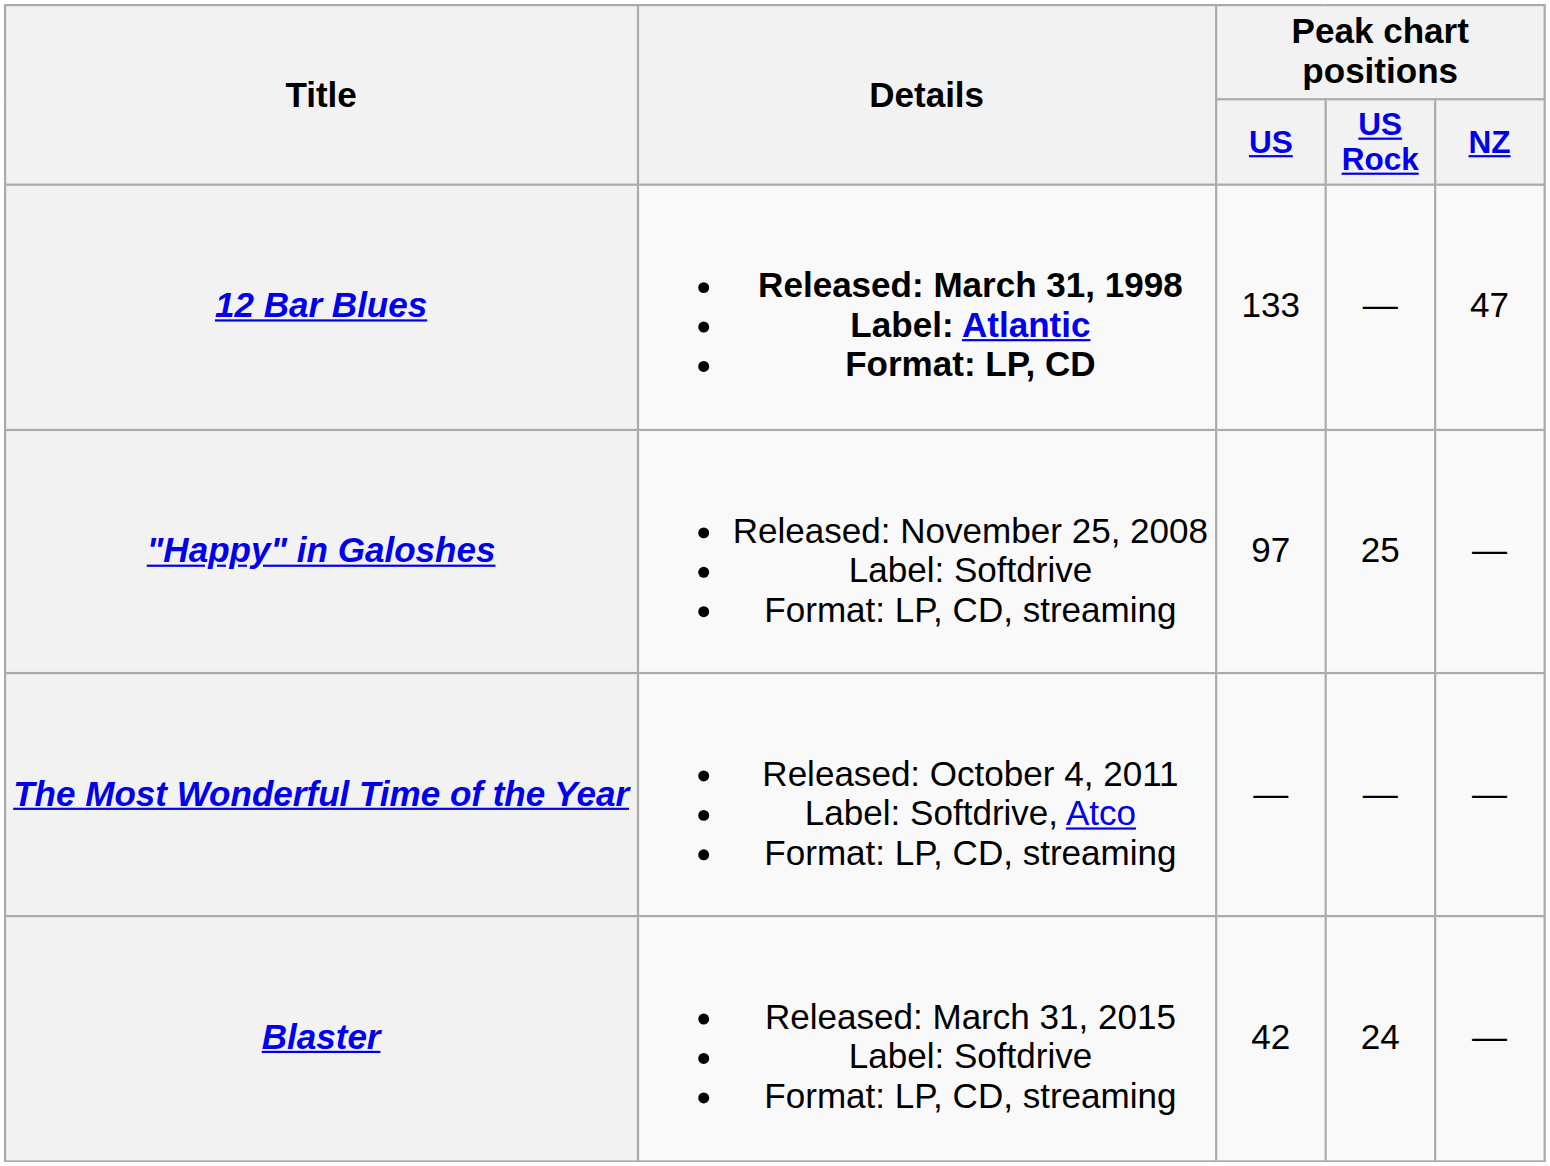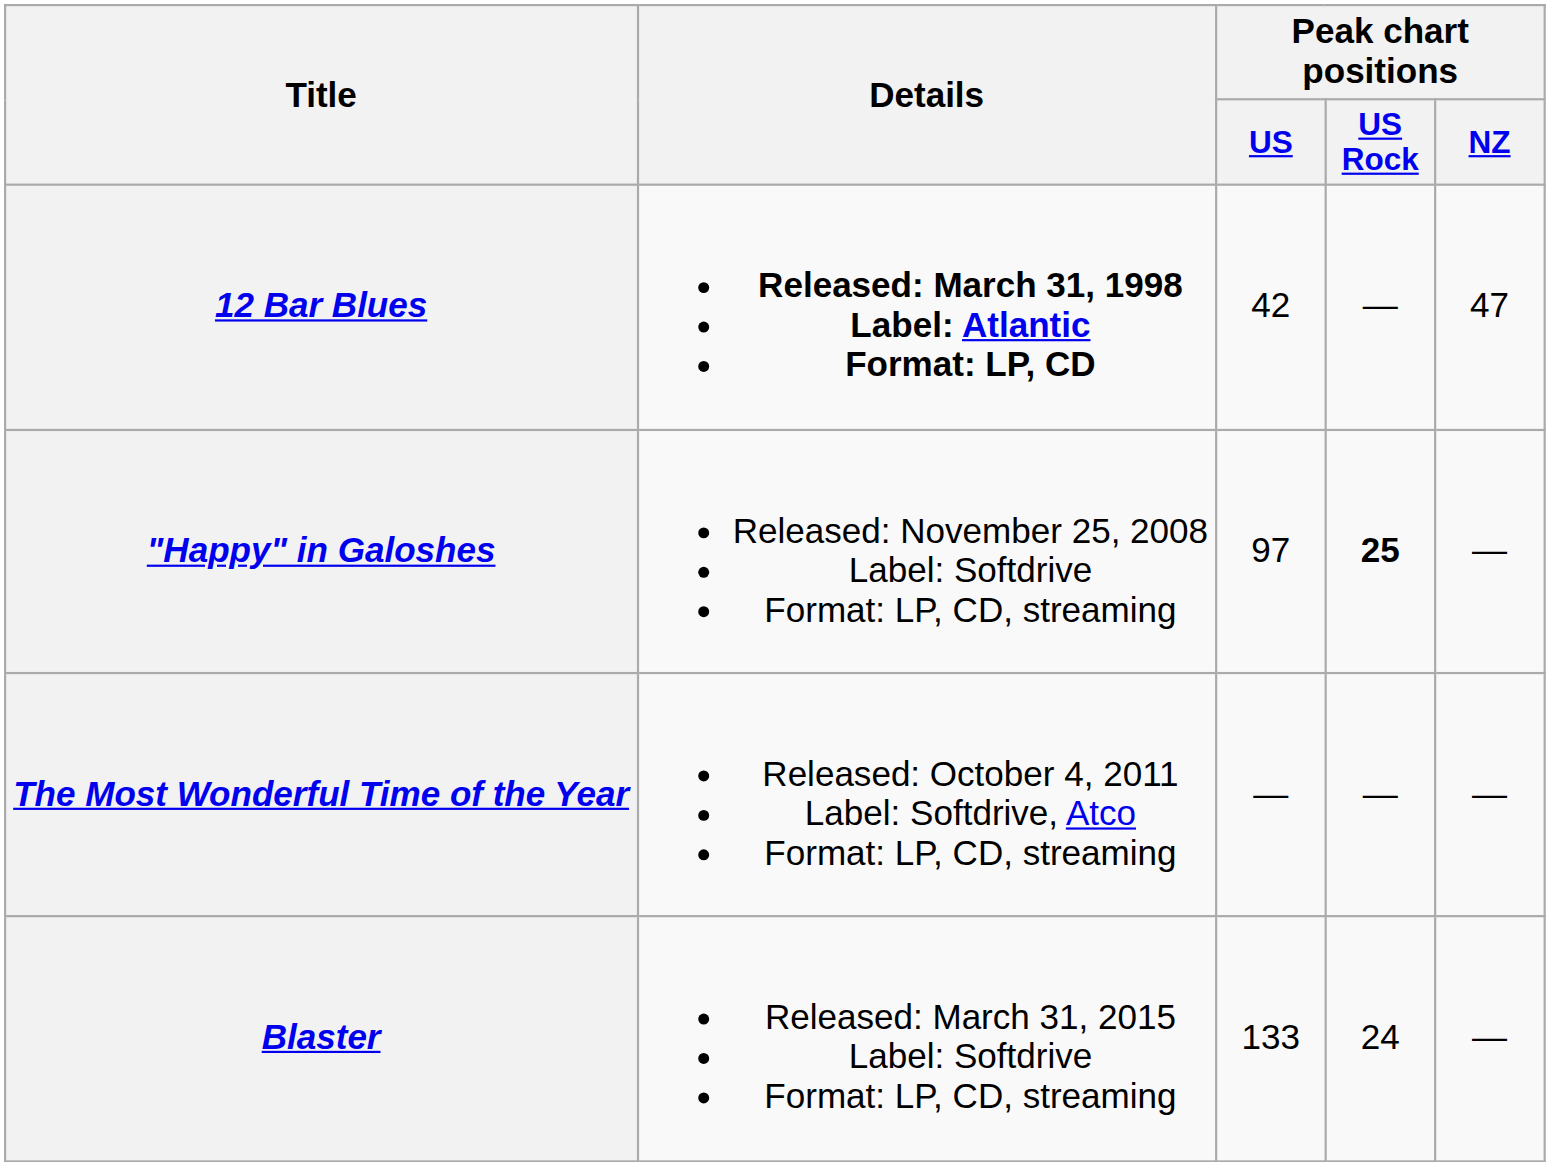(1271, 306) 133 -> (1271, 306) 42
(1380, 550) normal -> (1380, 550) bold
(1271, 1038) 42 -> (1271, 1038) 133
